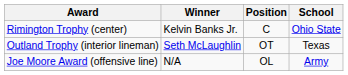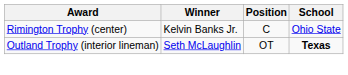(316, 45) normal -> (316, 45) bold
- row: (82, 62)
